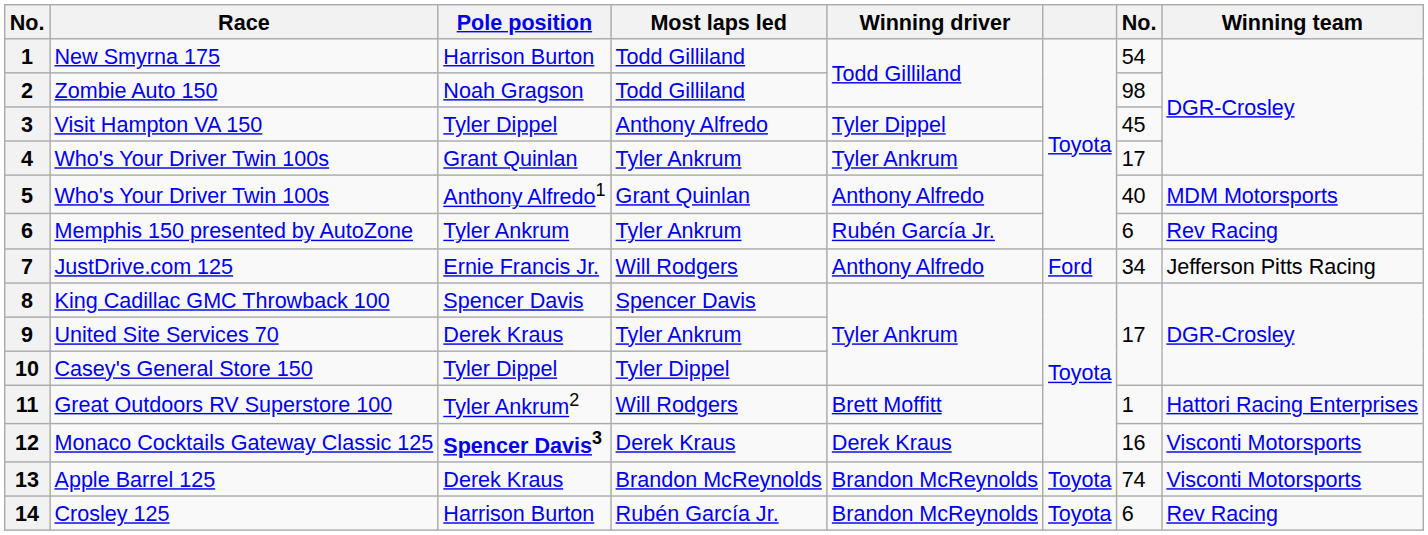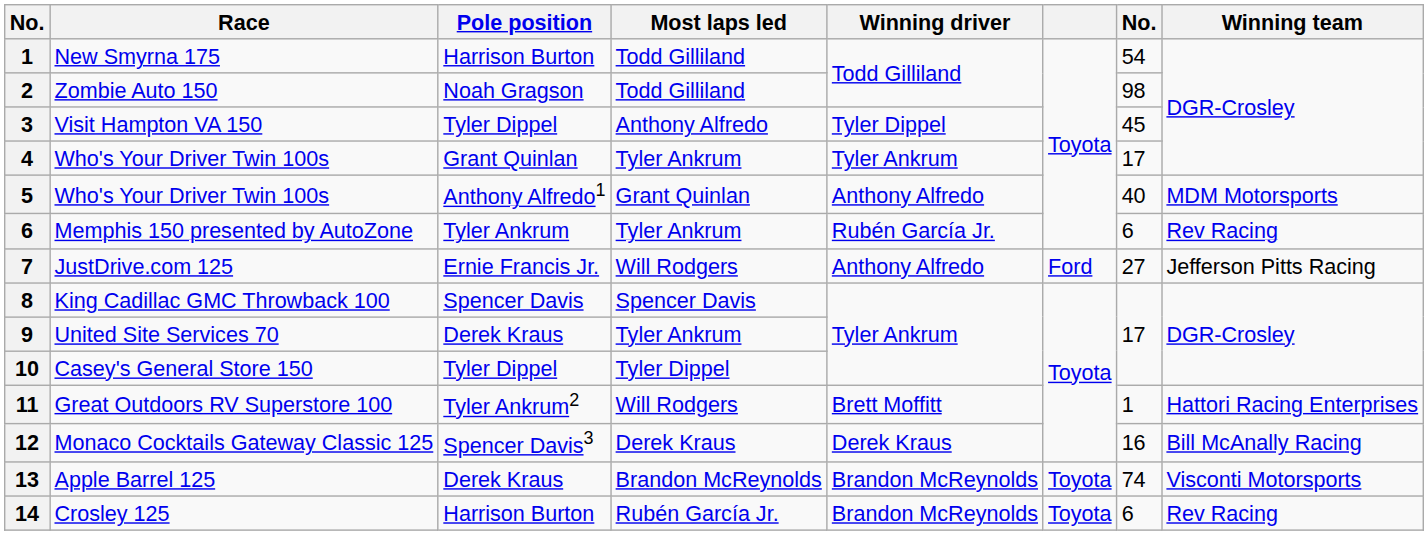(1134, 266) 34 -> (1134, 266) 27
(523, 443) bold -> (518, 443) normal
(1264, 443) Visconti Motorsports -> (1264, 443) Bill McAnally Racing
